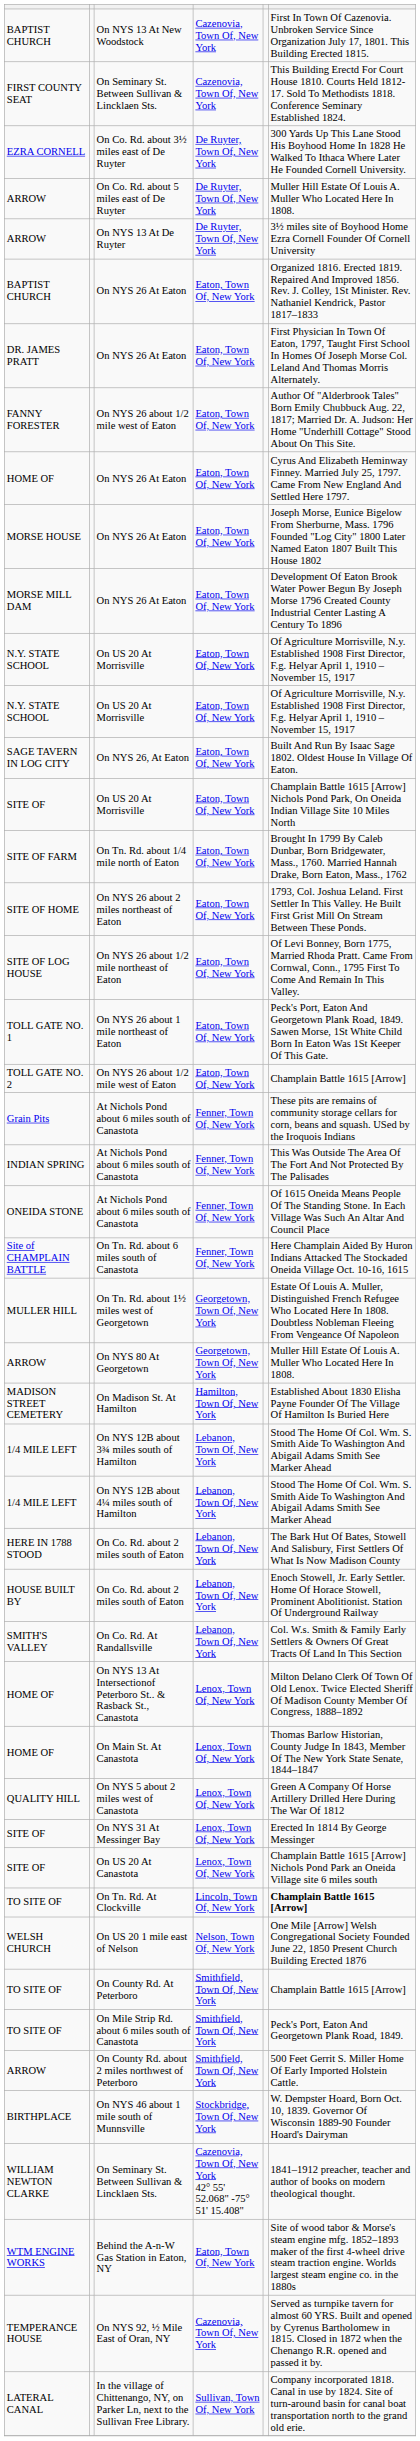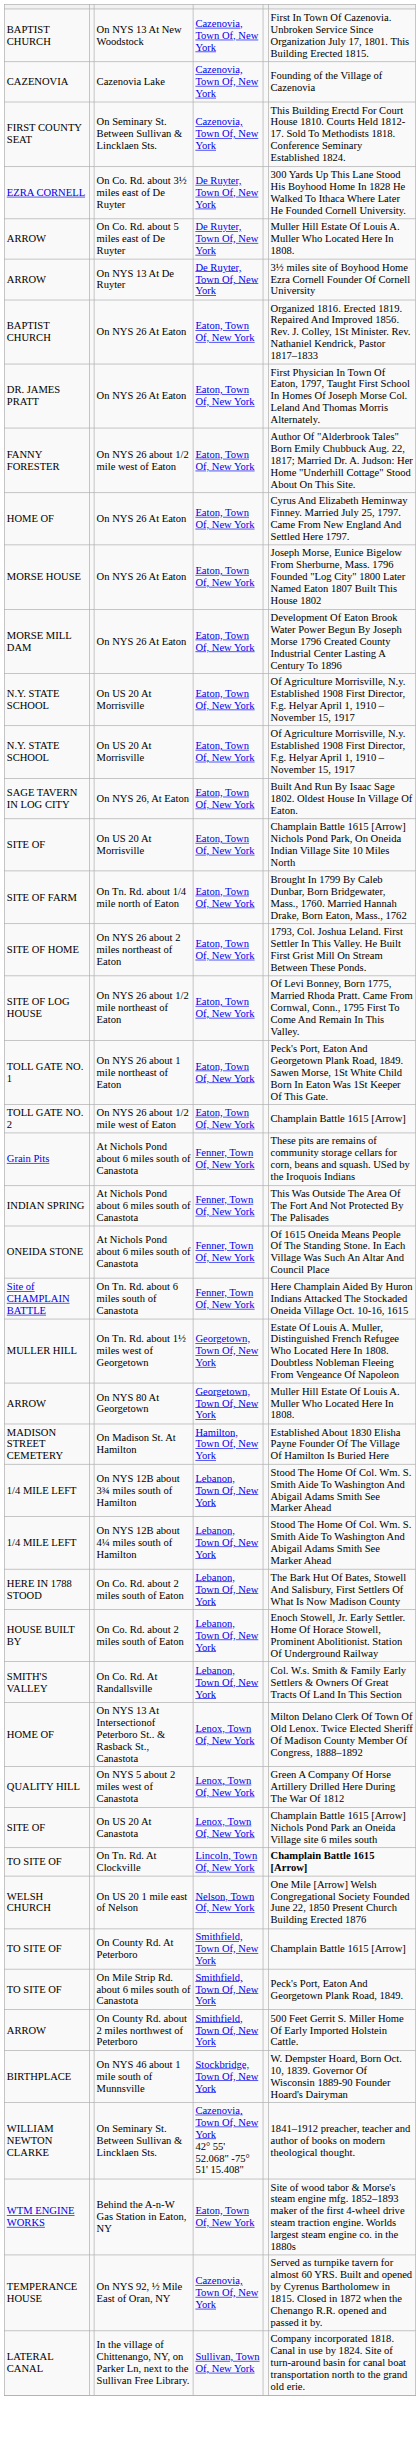+ row: (38, 82)
- row: (30, 1752)
- row: (26, 1833)
